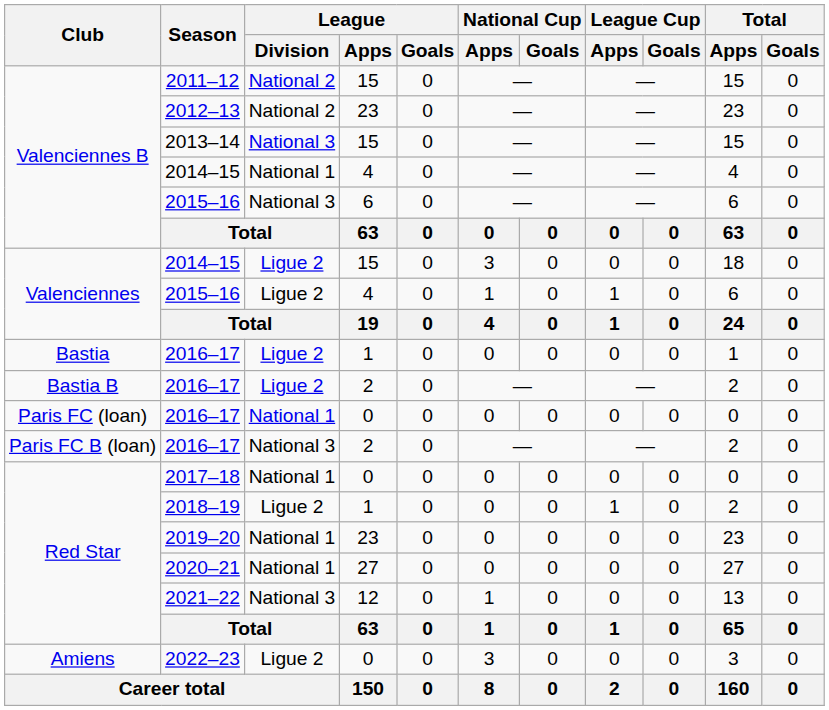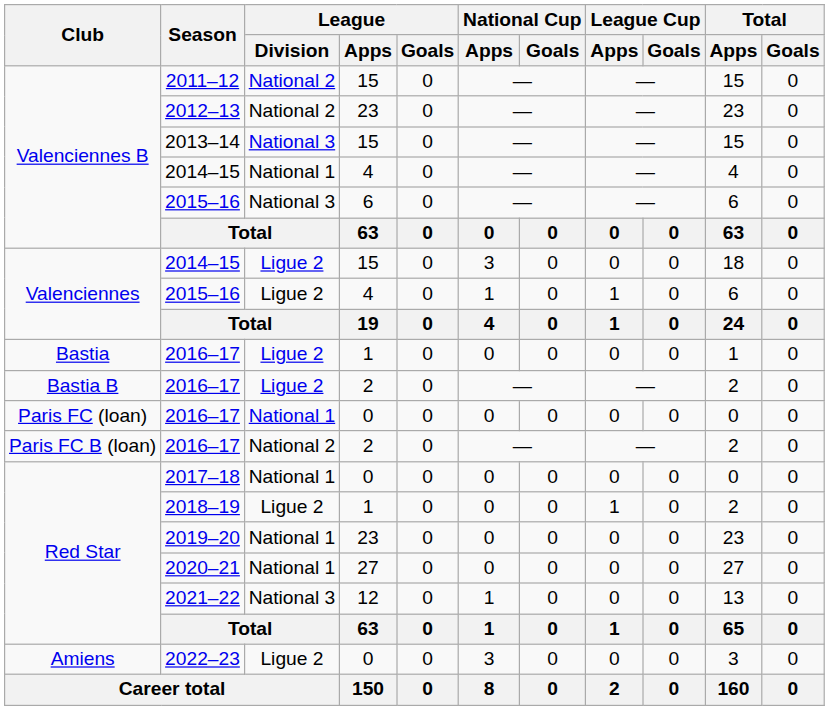(292, 446) National 3 -> (292, 446) National 2
